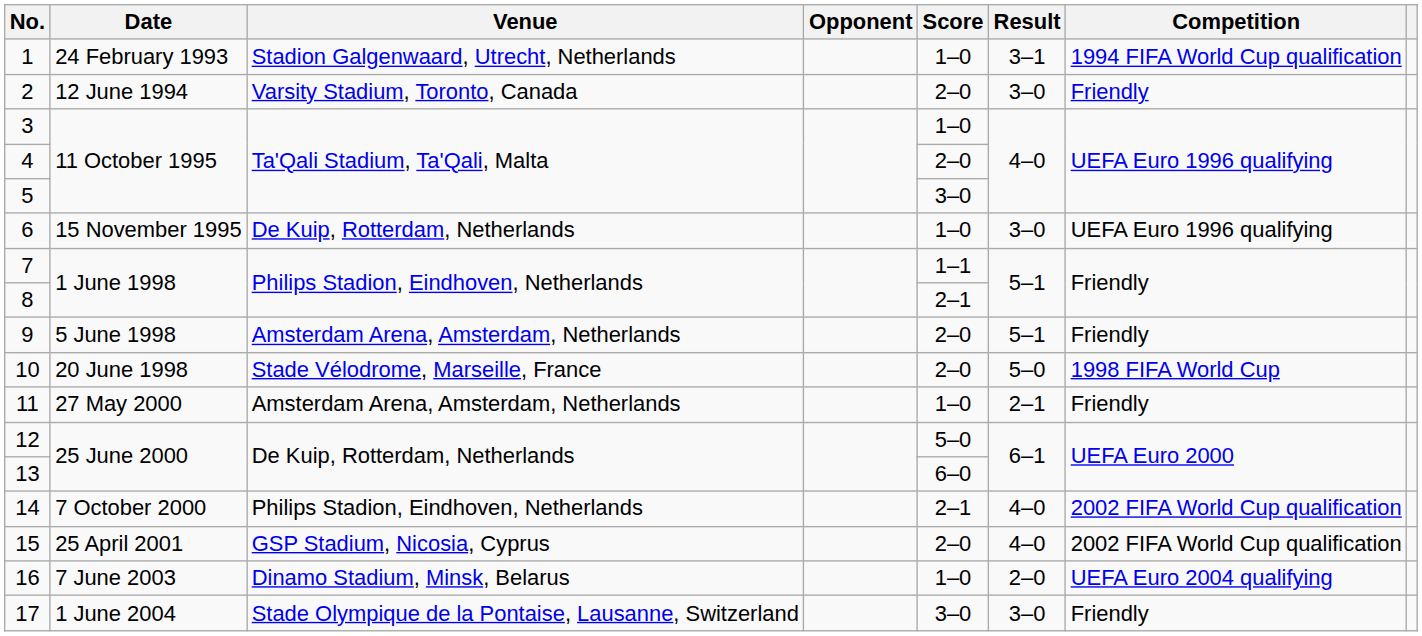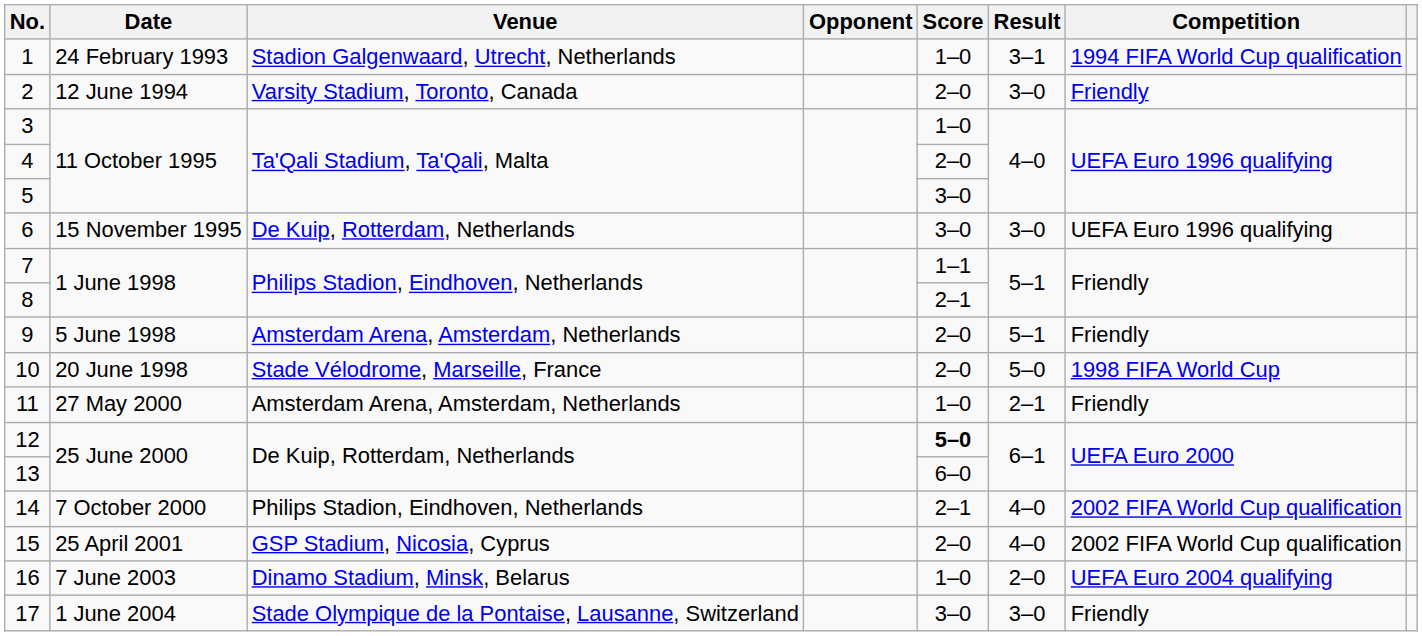(953, 230) 1–0 -> (953, 230) 3–0
(953, 439) normal -> (953, 439) bold
